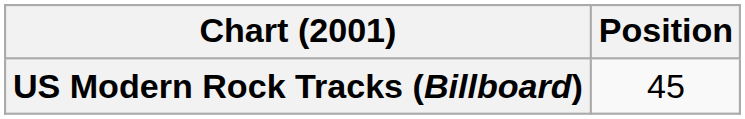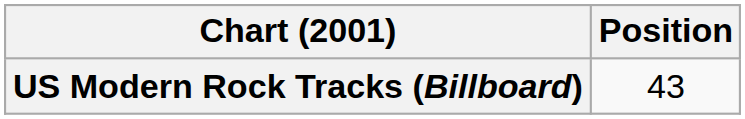(666, 85) 45 -> (666, 85) 43
